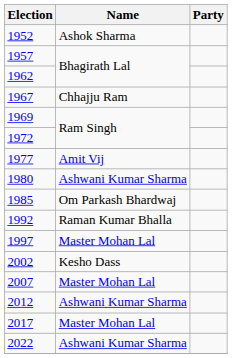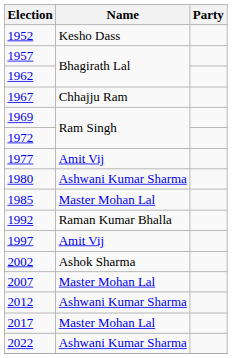(97, 35) Ashok Sharma -> (90, 35) Kesho Dass
(117, 199) Om Parkash Bhardwaj -> (107, 199) Master Mohan Lal
(107, 240) Master Mohan Lal -> (81, 240) Amit Vij
(90, 261) Kesho Dass -> (97, 261) Ashok Sharma
